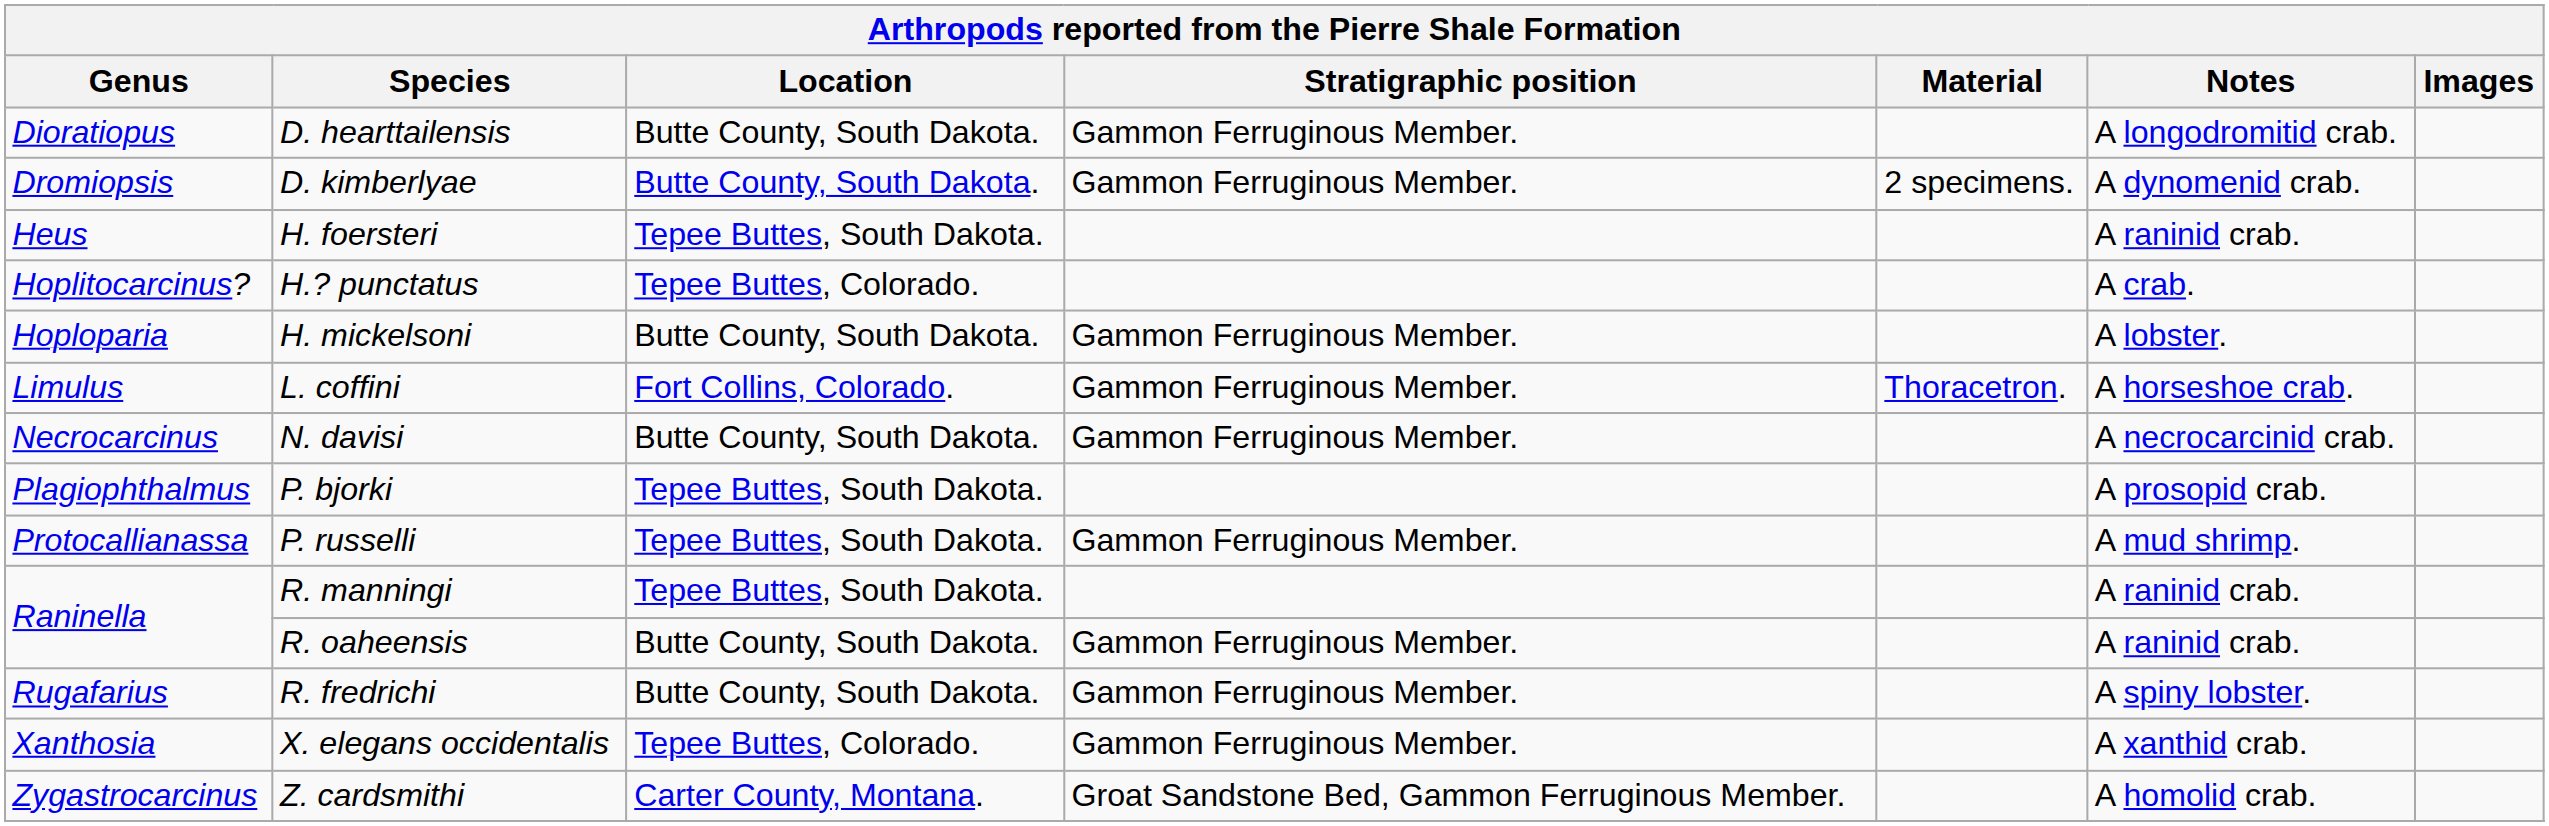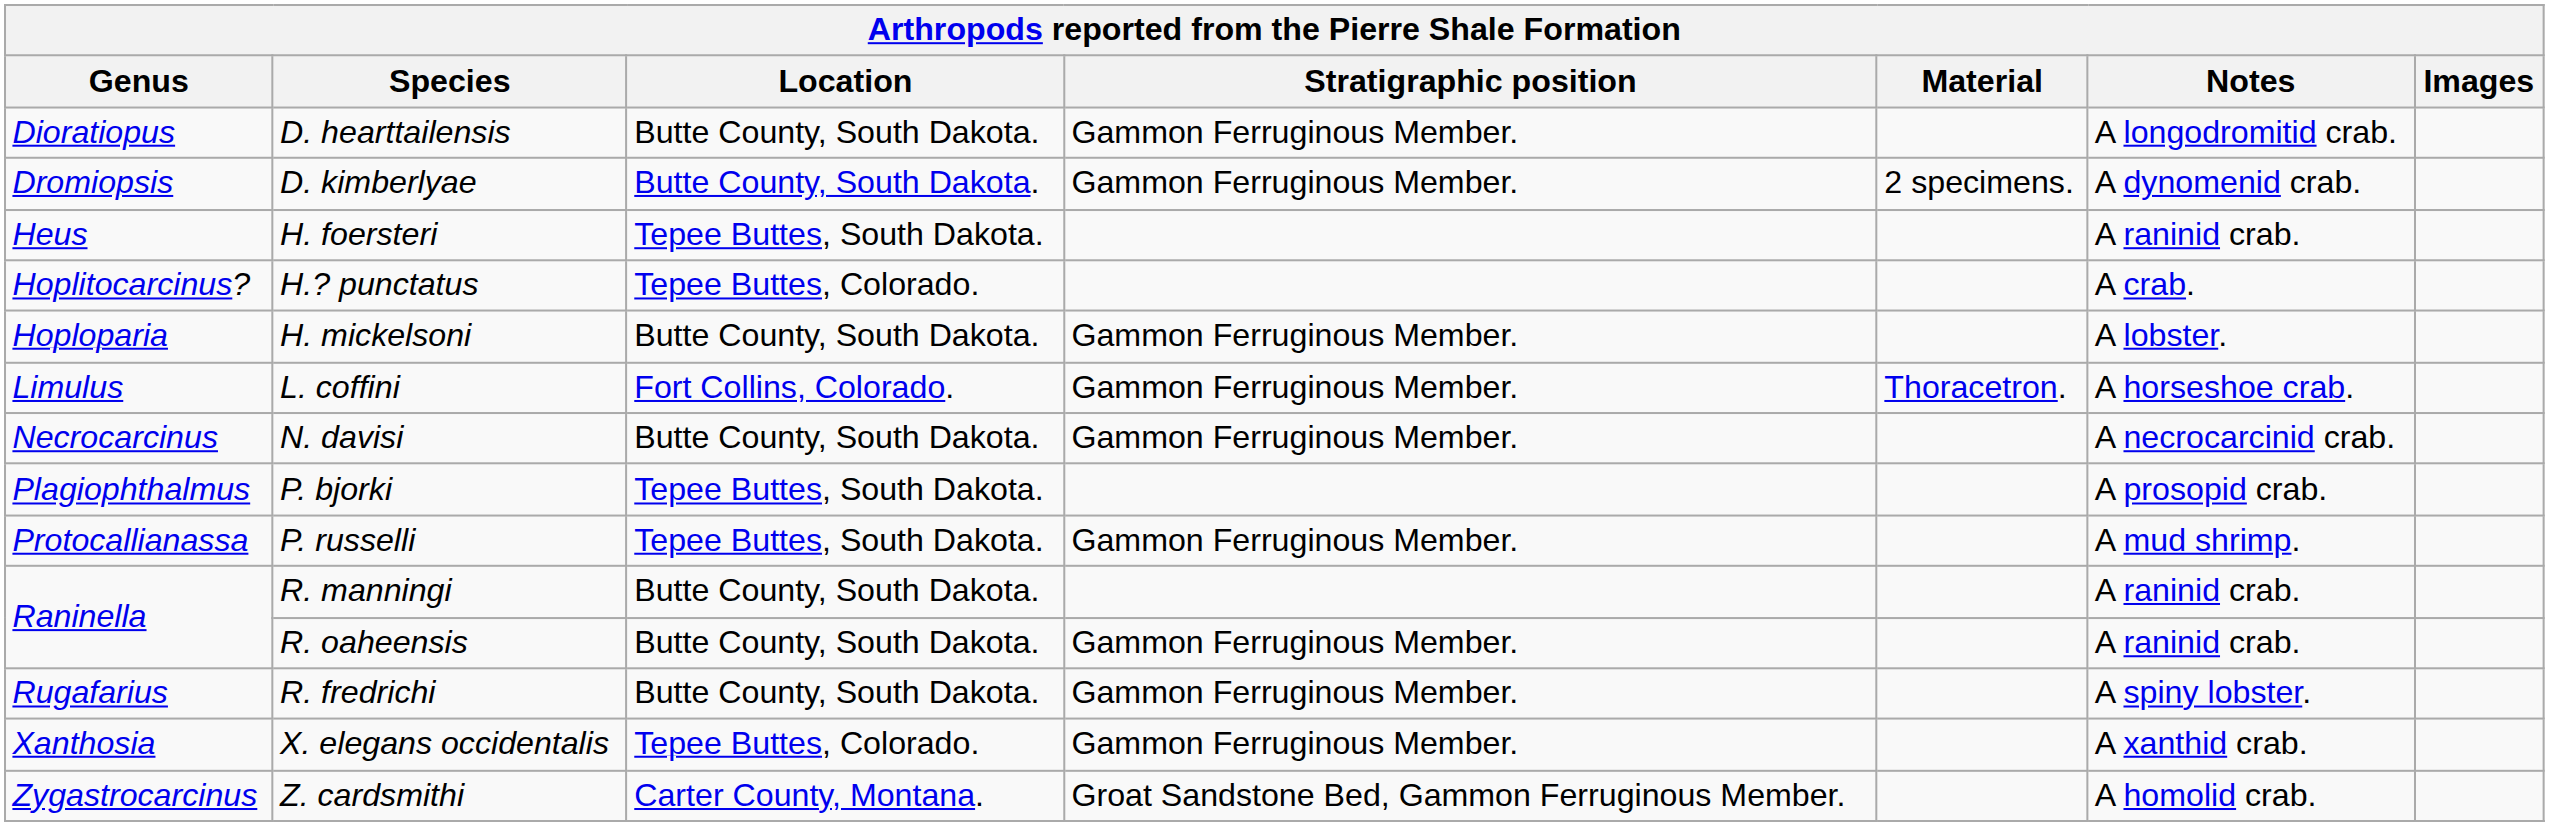(839, 591) Tepee Buttes, South Dakota. -> (837, 591) Butte County, South Dakota.
